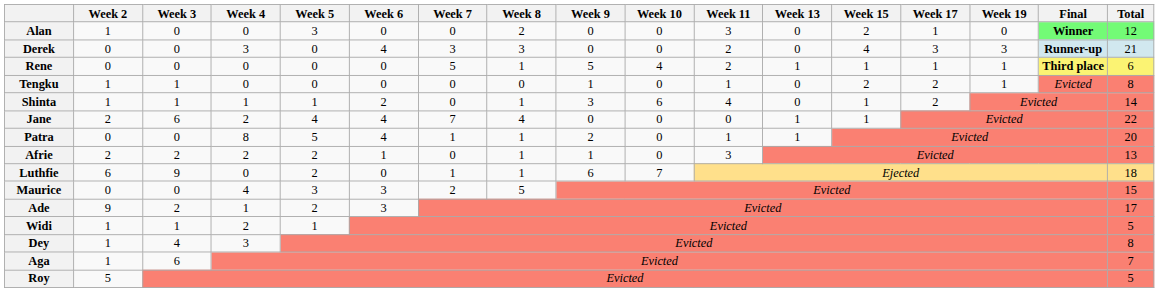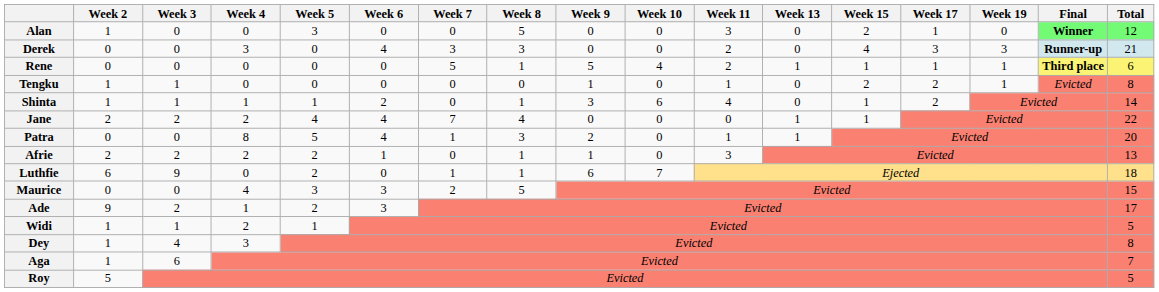(522, 31) 2 -> (522, 31) 5
(177, 119) 6 -> (177, 119) 2
(522, 137) 1 -> (522, 137) 3
